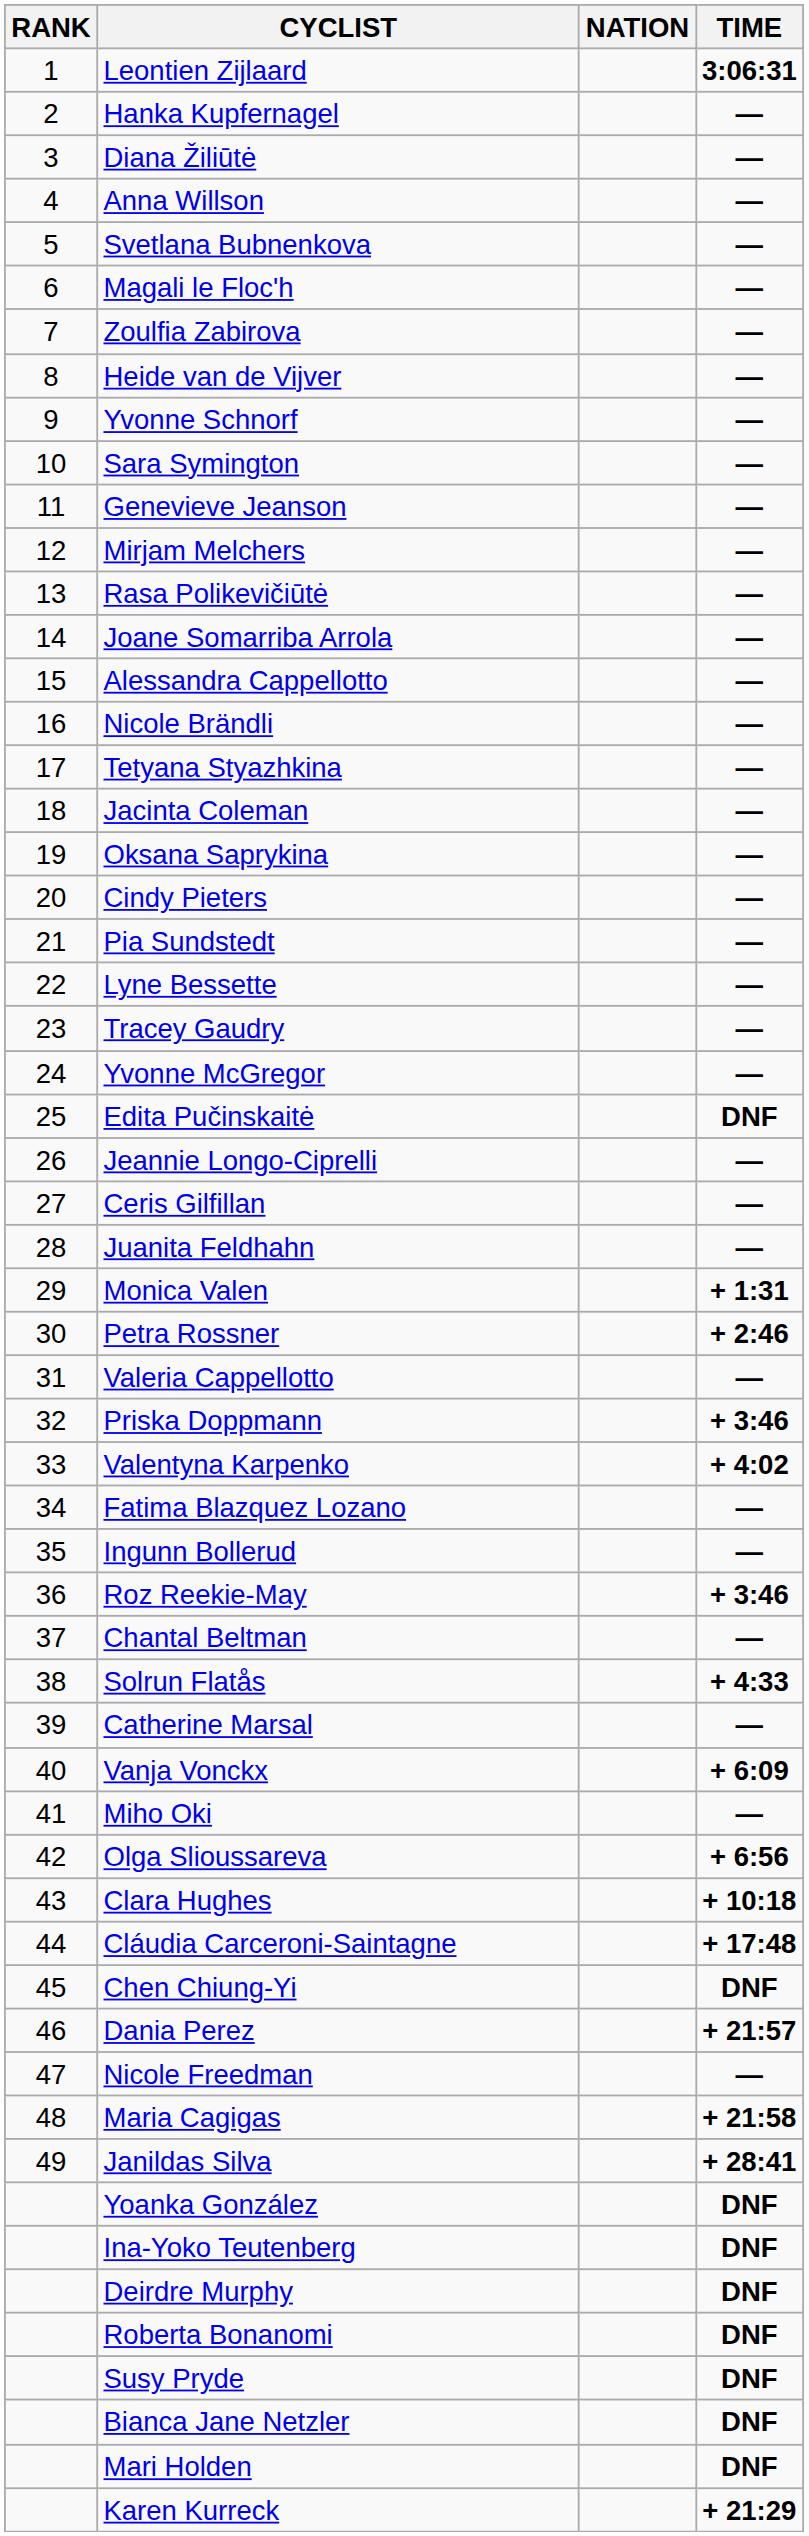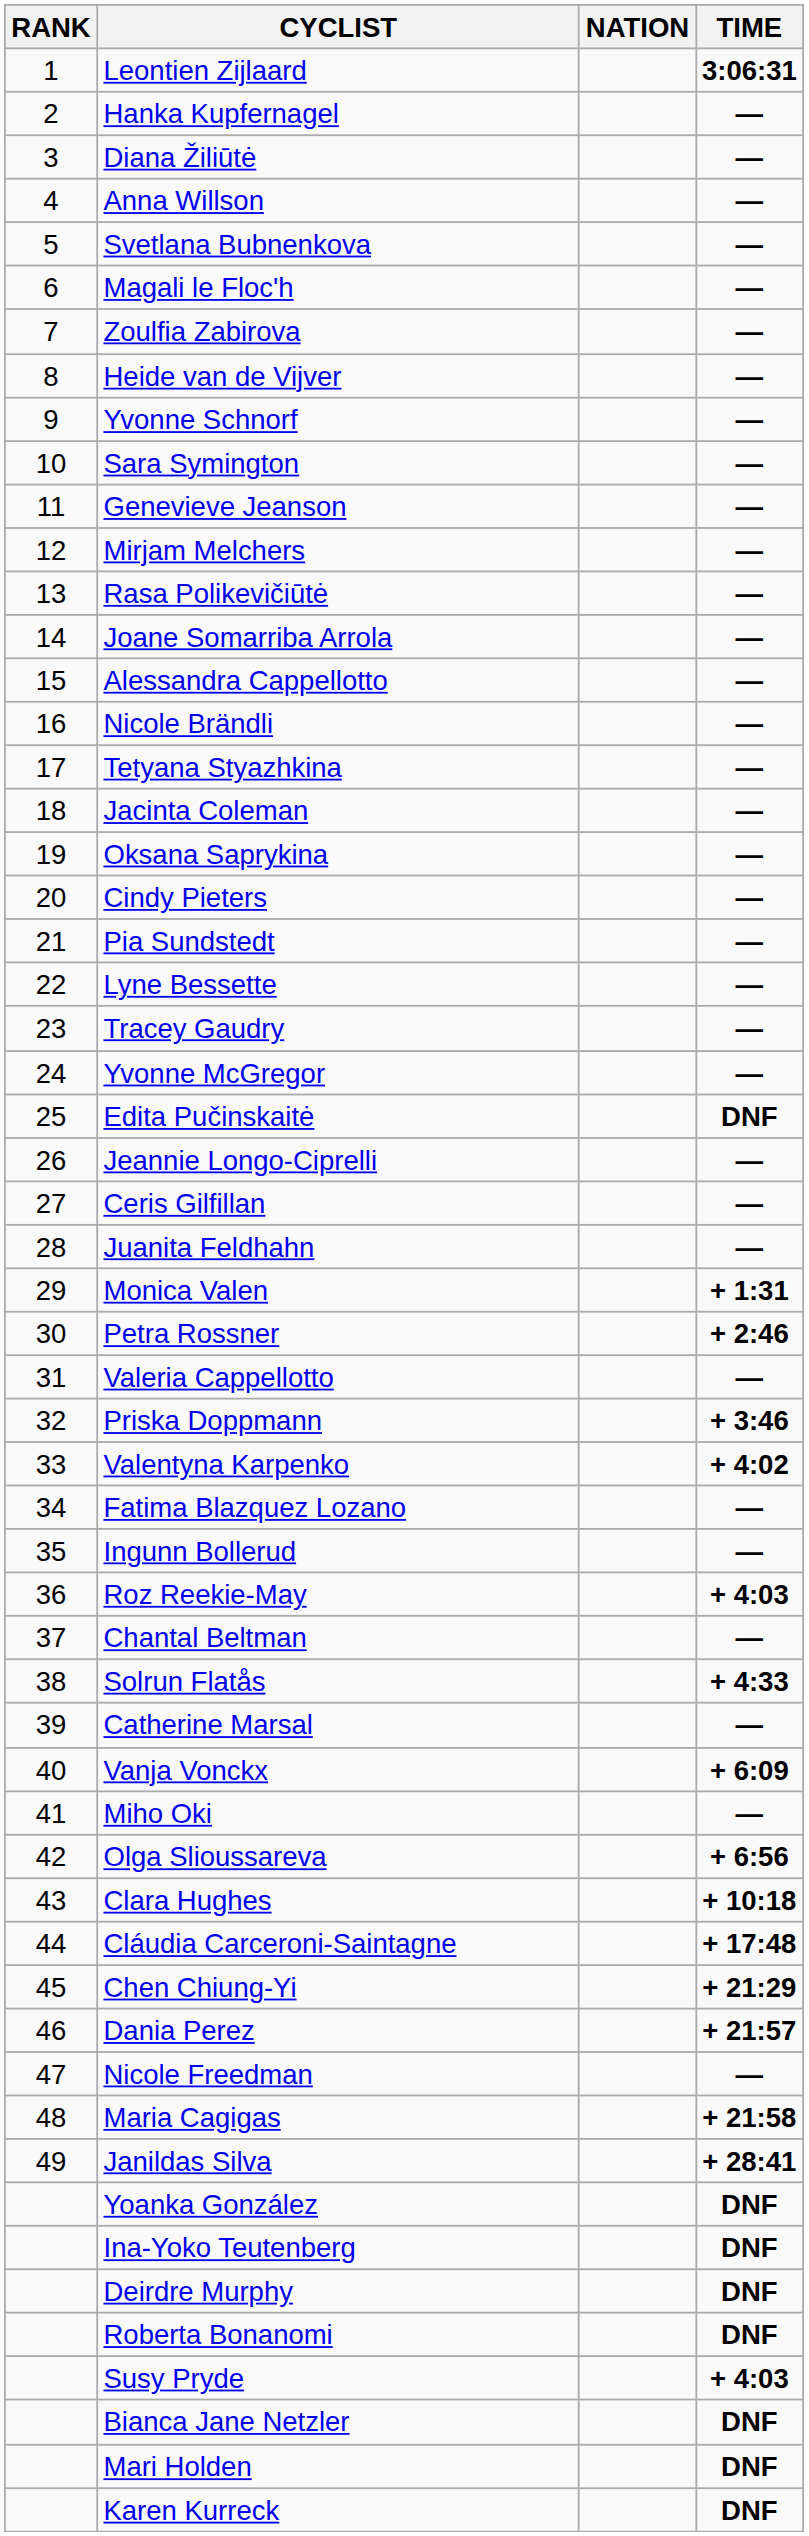(749, 1595) + 3:46 -> (749, 1595) + 4:03
(749, 1987) DNF -> (749, 1987) + 21:29
(749, 2379) DNF -> (749, 2379) + 4:03
(749, 2509) + 21:29 -> (749, 2509) DNF
